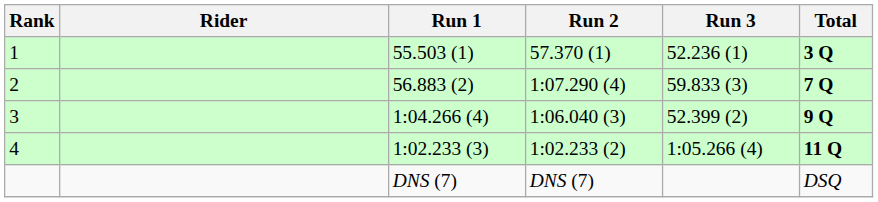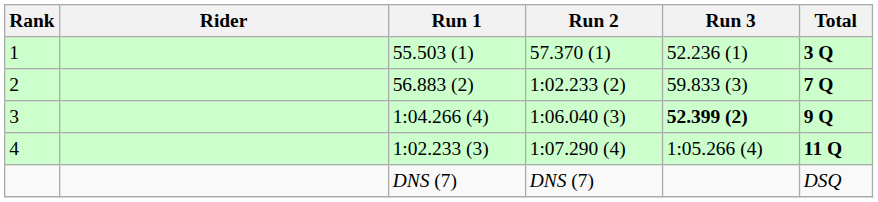(578, 84) 1:07.290 (4) -> (578, 84) 1:02.233 (2)
(707, 116) normal -> (707, 116) bold
(578, 149) 1:02.233 (2) -> (578, 149) 1:07.290 (4)
